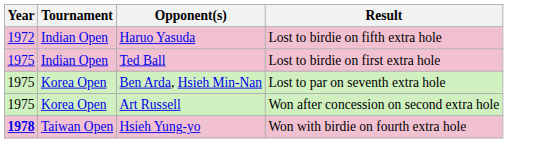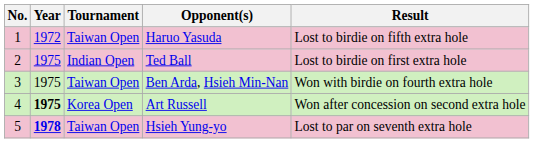+ column: (18, 15)
(75, 38) Indian Open -> (103, 38) Taiwan Open
(74, 82) Korea Open -> (103, 82) Taiwan Open
(357, 82) Lost to par on seventh extra hole -> (394, 82) Won with birdie on fourth extra hole
(21, 105) normal -> (47, 105) bold
(367, 127) Won with birdie on fourth extra hole -> (383, 127) Lost to par on seventh extra hole
